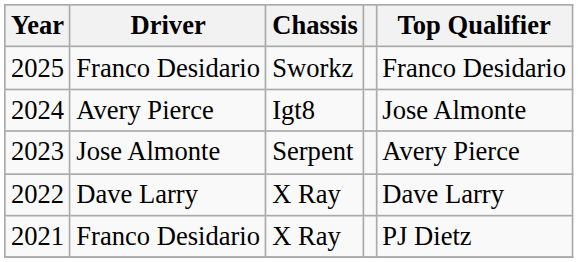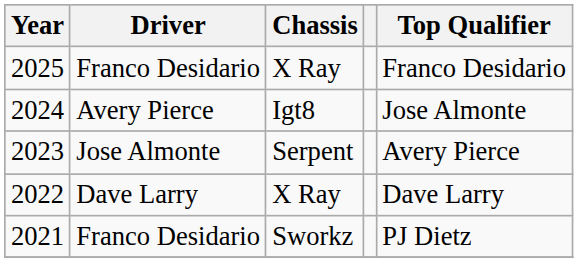(313, 67) Sworkz -> (307, 67) X Ray
(307, 236) X Ray -> (313, 236) Sworkz
